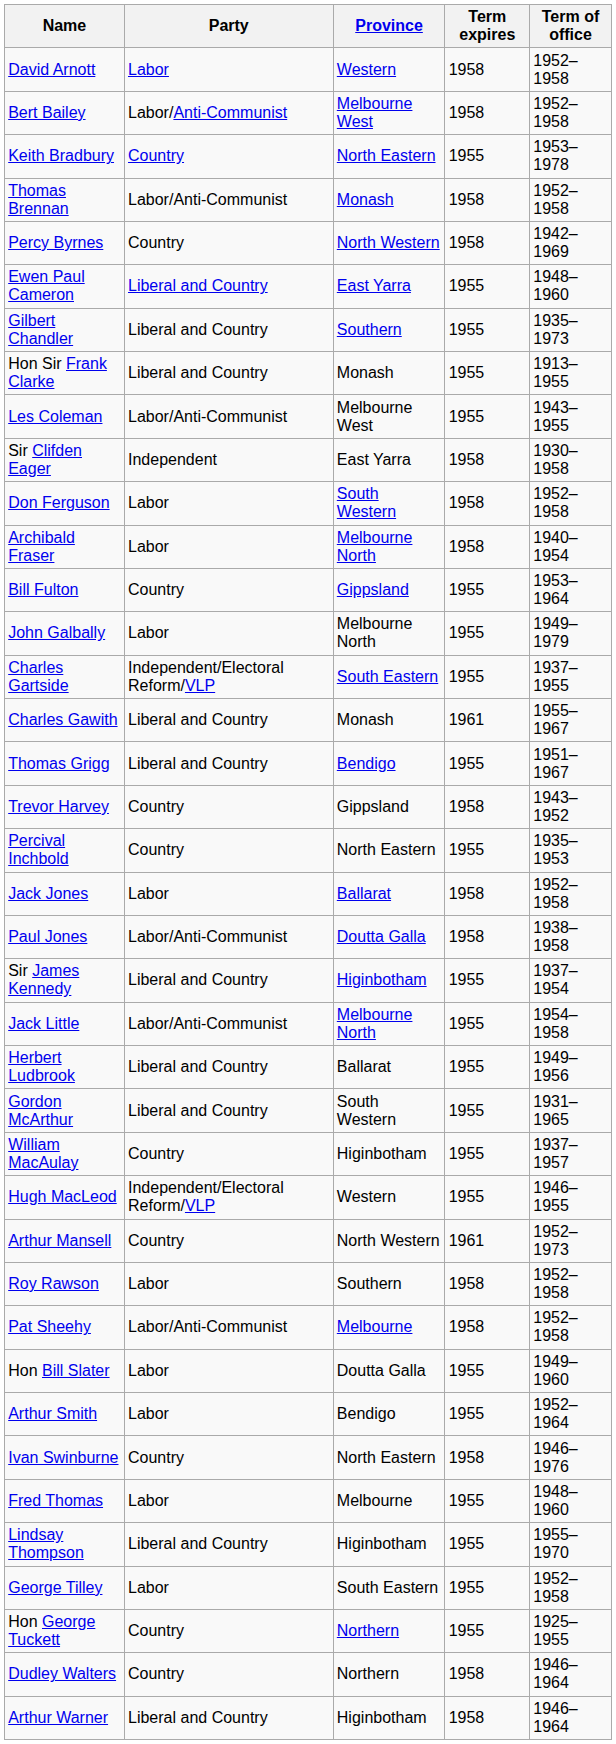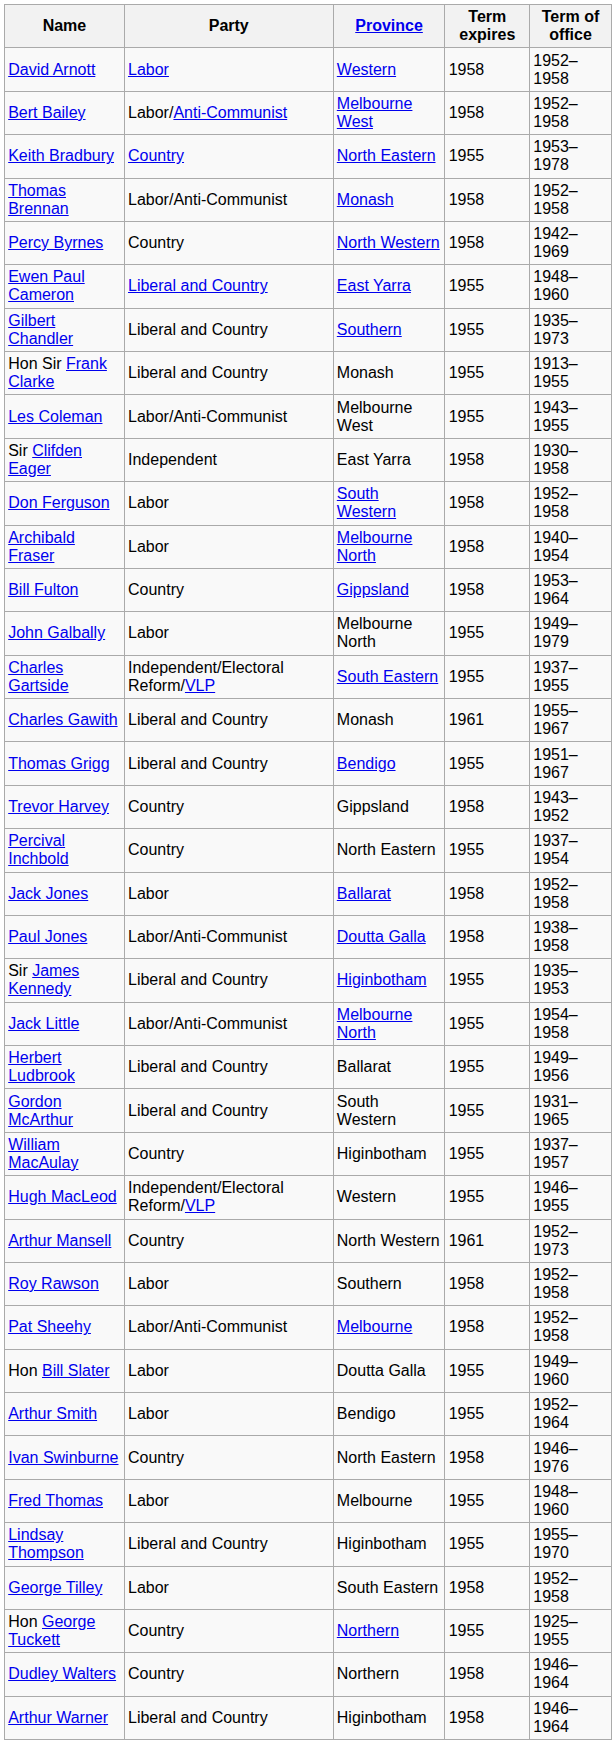(466, 590) 1955 -> (466, 590) 1958
(556, 850) 1935–1953 -> (556, 850) 1937–1954
(556, 980) 1937–1954 -> (556, 980) 1935–1953
(466, 1587) 1955 -> (466, 1587) 1958
